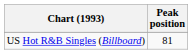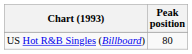(167, 40) 81 -> (167, 40) 80
